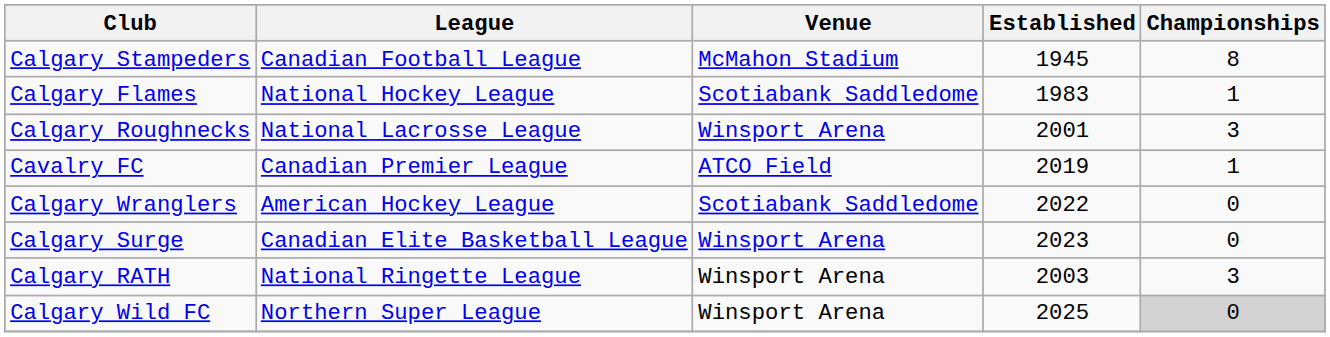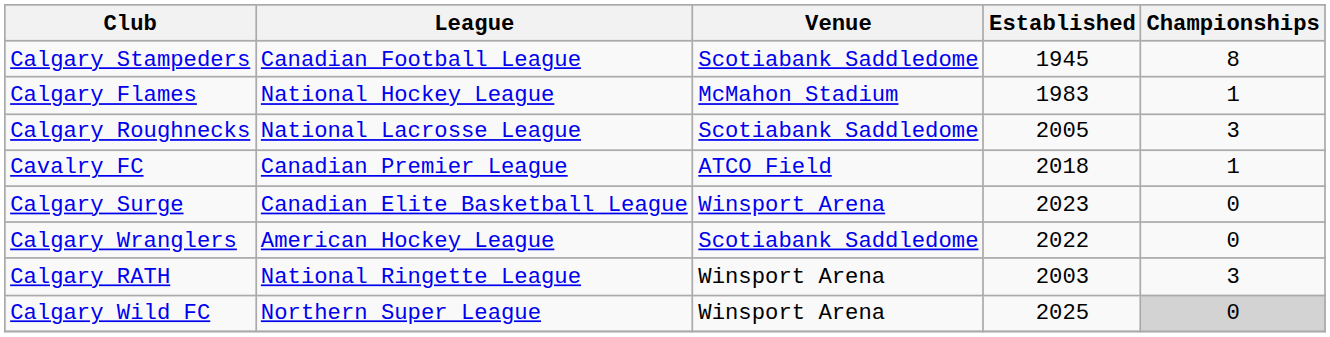(798, 59) McMahon Stadium -> (838, 59) Scotiabank Saddledome
(838, 95) Scotiabank Saddledome -> (798, 95) McMahon Stadium
(792, 132) Winsport Arena -> (838, 132) Scotiabank Saddledome
(1062, 132) 2001 -> (1062, 132) 2005
(1062, 168) 2019 -> (1062, 168) 2018
rows swapped: (124, 204) <-> (97, 240)
